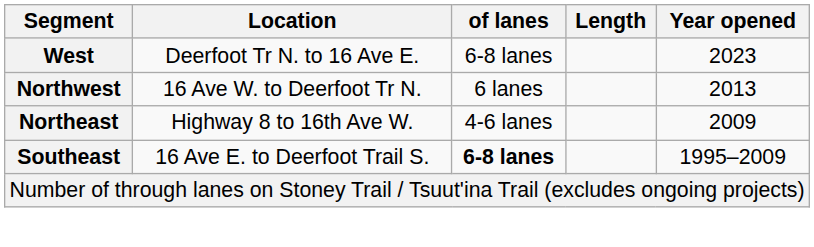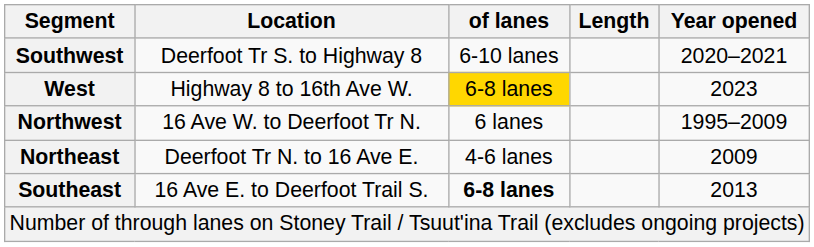+ row: (70, 55)
(292, 55) Deerfoot Tr N. to 16 Ave E. -> (292, 88) Highway 8 to 16th Ave W.
(509, 55) no background -> (509, 88) gold background
(733, 88) 2013 -> (734, 122) 1995–2009
(292, 122) Highway 8 to 16th Ave W. -> (292, 156) Deerfoot Tr N. to 16 Ave E.
(733, 156) 1995–2009 -> (734, 190) 2013
